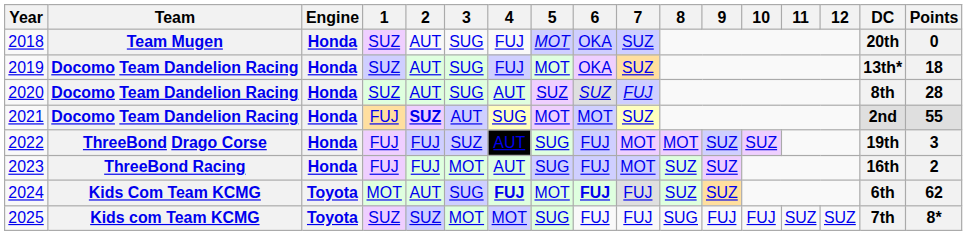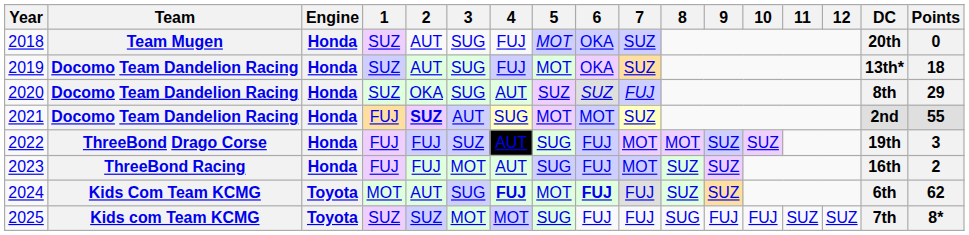(425, 92) AUT -> (426, 92) OKA
(934, 92) 28 -> (936, 92) 29
